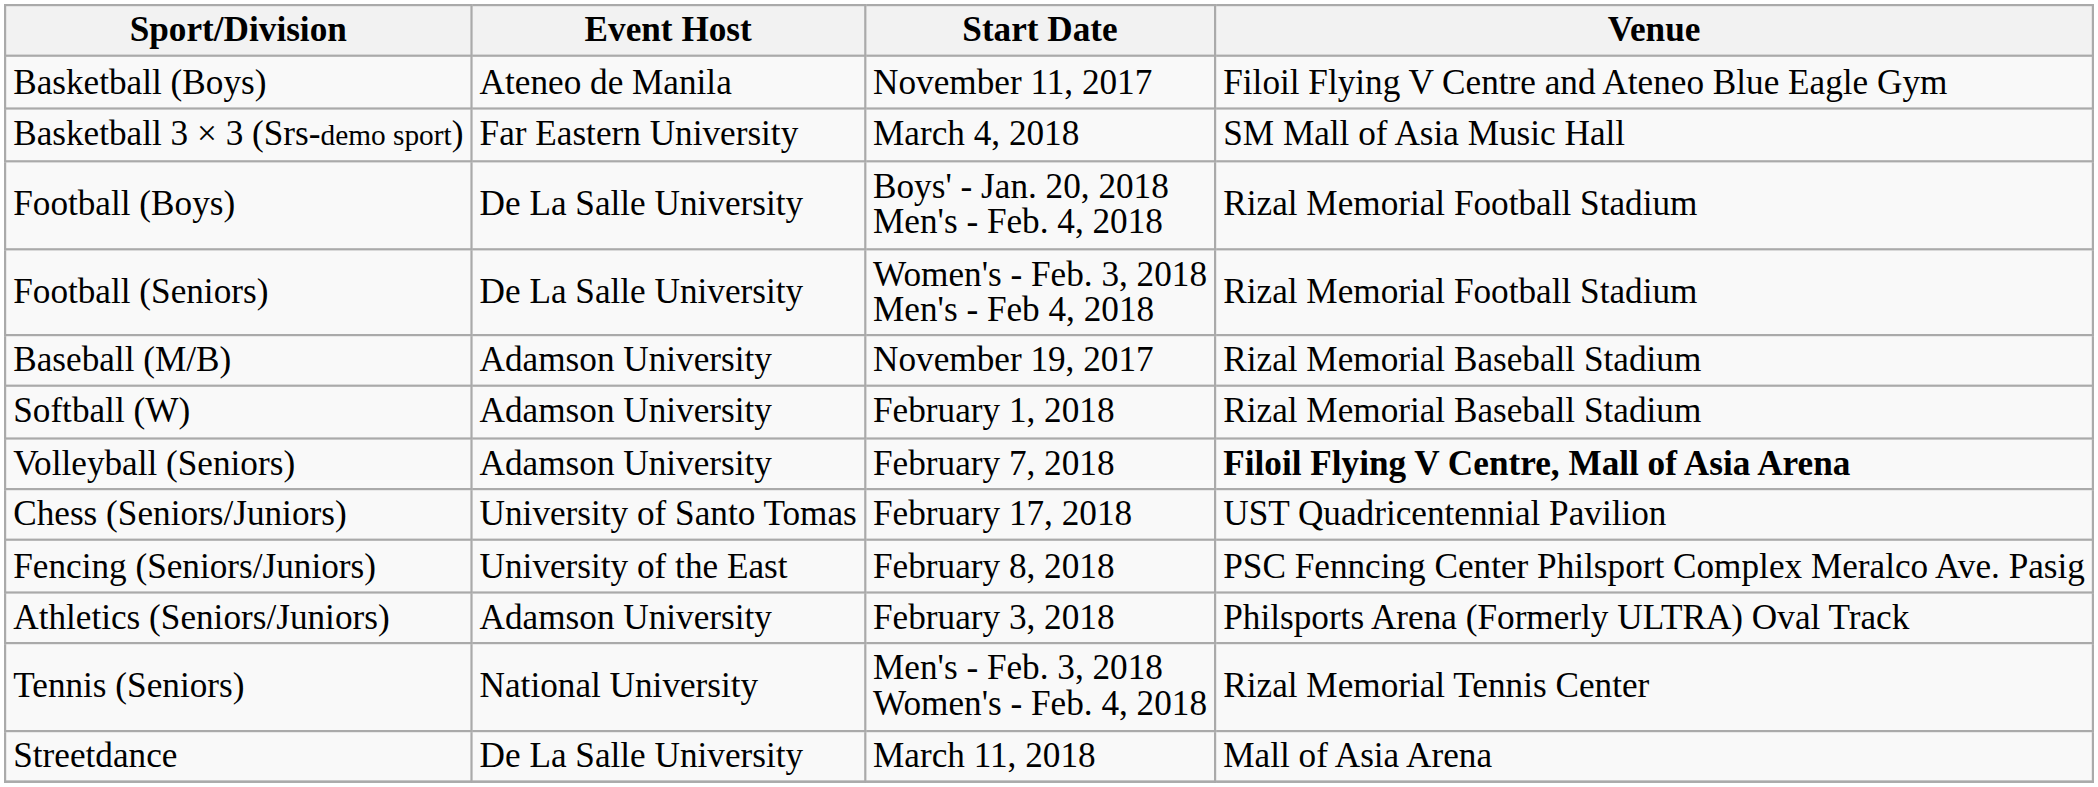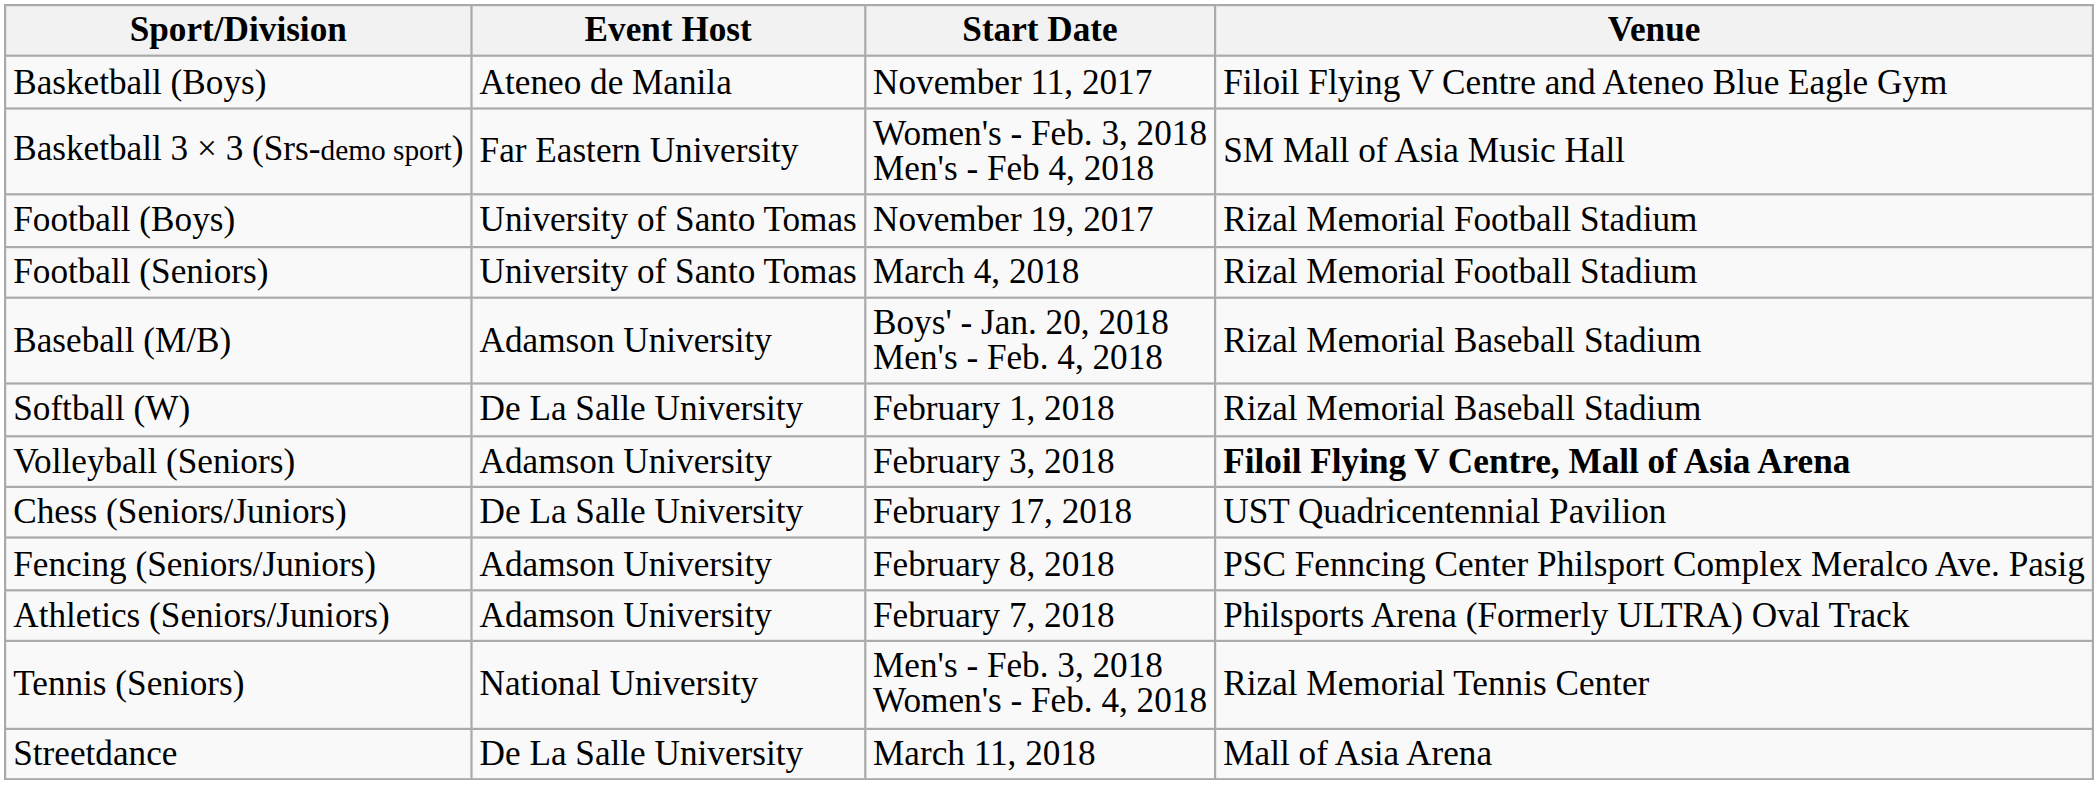(976, 134) March 4, 2018 -> (1040, 150) Women's - Feb. 3, 2018 Men's - Feb 4, 2018
(641, 204) De La Salle University -> (668, 219) University of Santo Tomas
(1021, 204) Boys' - Jan. 20, 2018 Men's - Feb. 4, 2018 -> (1013, 219) November 19, 2017
(641, 290) De La Salle University -> (668, 271) University of Santo Tomas
(1040, 290) Women's - Feb. 3, 2018 Men's - Feb 4, 2018 -> (976, 271) March 4, 2018
(1013, 359) November 19, 2017 -> (1021, 340) Boys' - Jan. 20, 2018 Men's - Feb. 4, 2018
(626, 411) Adamson University -> (641, 409) De La Salle University
(994, 462) February 7, 2018 -> (994, 460) February 3, 2018
(668, 514) University of Santo Tomas -> (641, 512) De La Salle University
(634, 565) University of the East -> (626, 563) Adamson University
(994, 617) February 3, 2018 -> (994, 614) February 7, 2018
